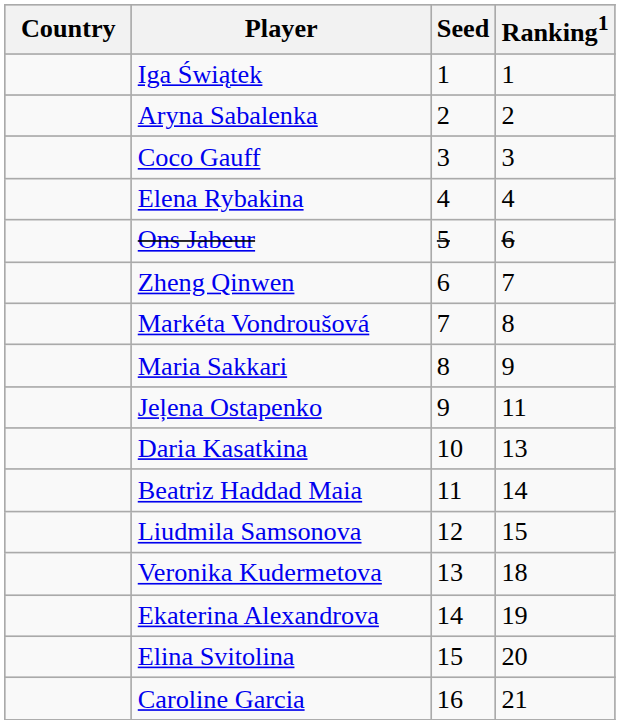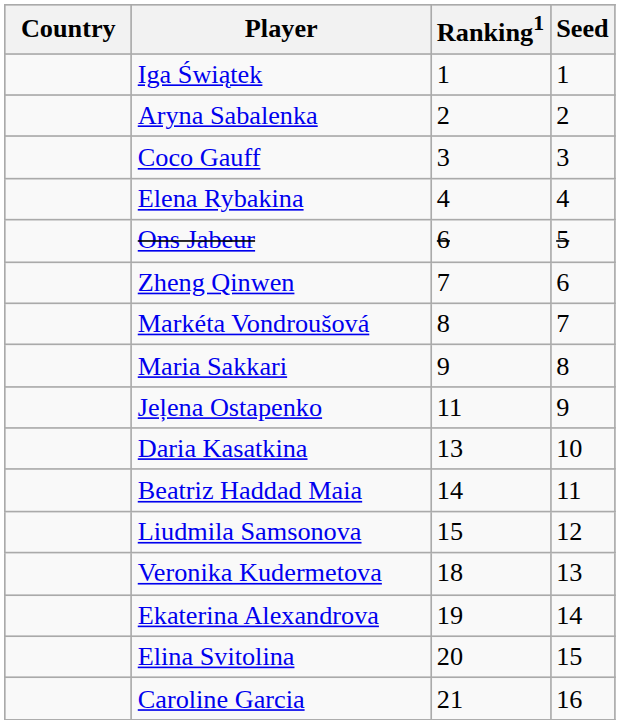columns swapped: (555, 28) <-> (463, 28)
